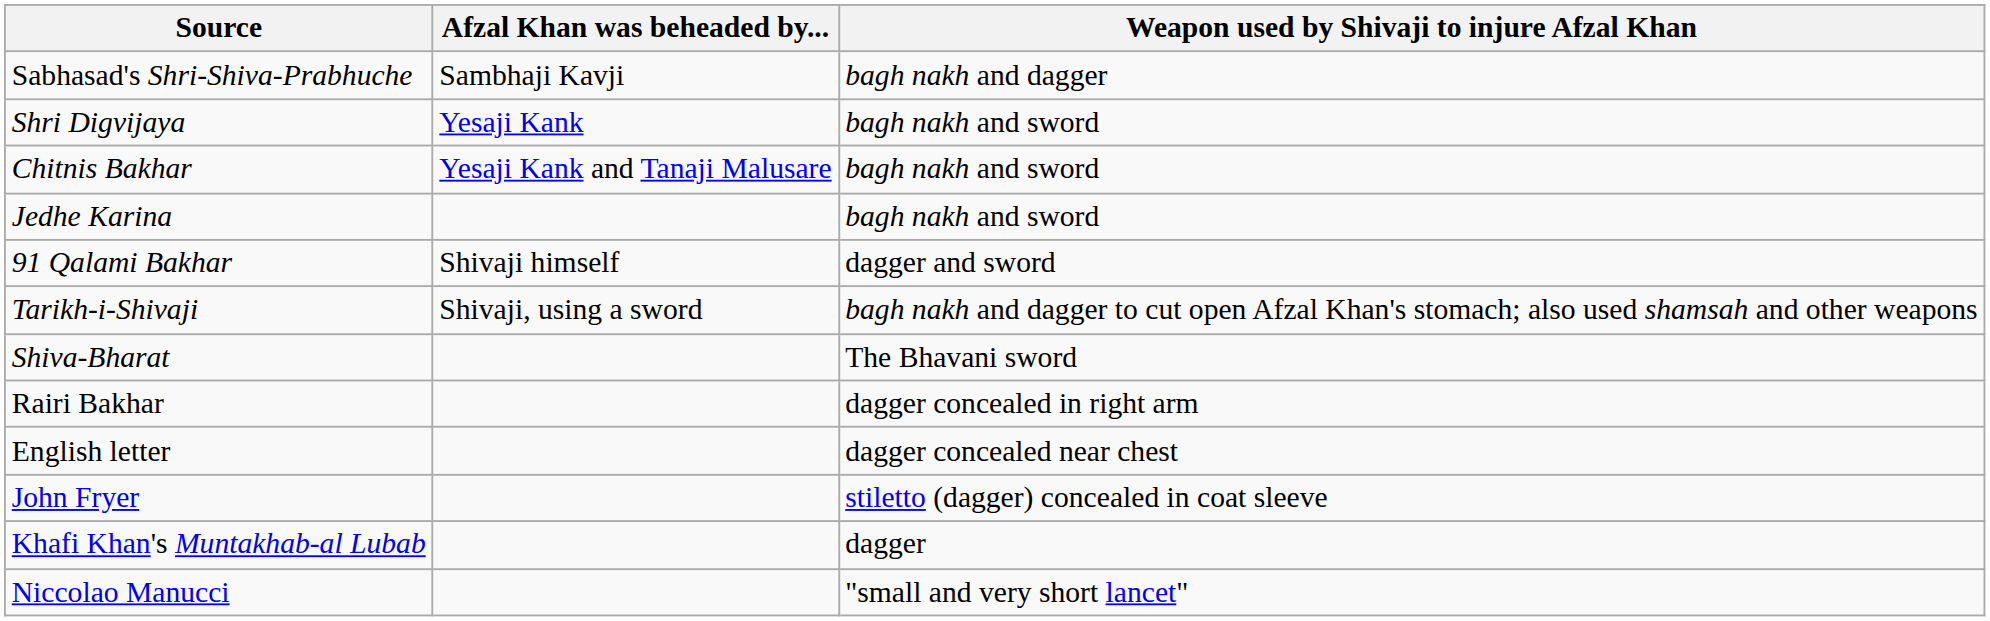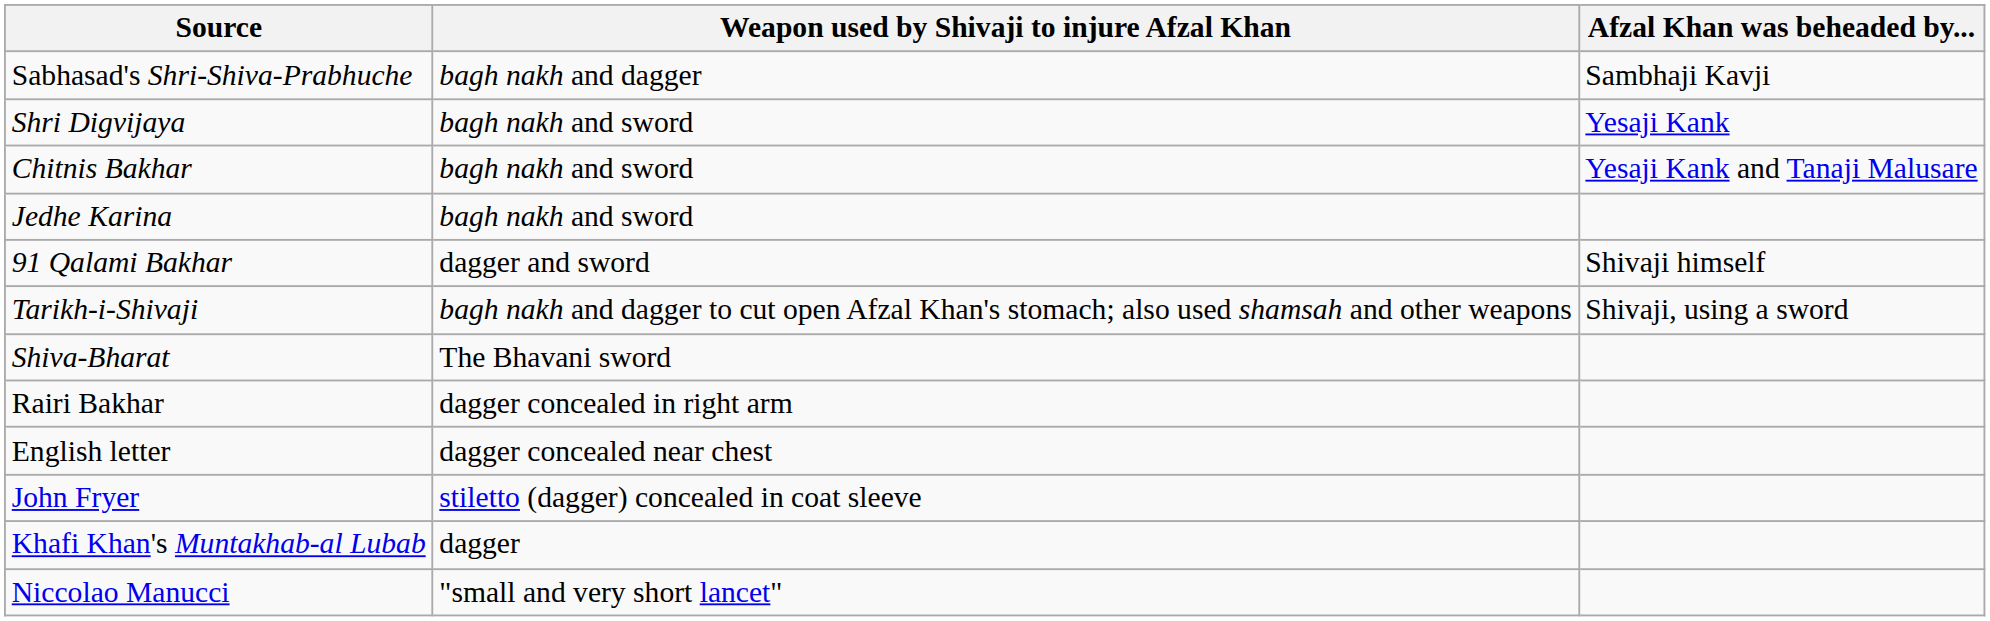columns swapped: (1411, 27) <-> (635, 27)
